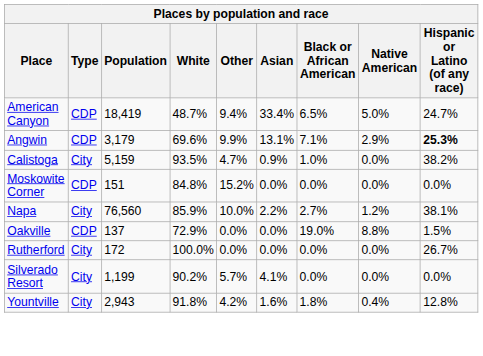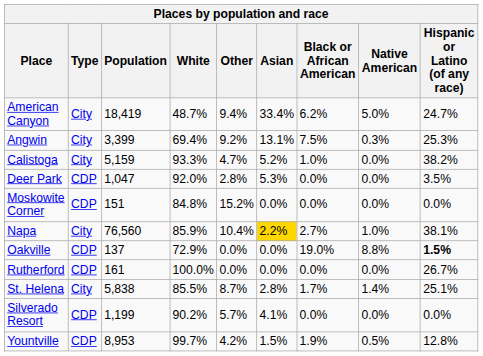(84, 114) CDP -> (82, 114) City
(313, 114) 6.5% -> (313, 114) 6.2%
(84, 140) CDP -> (82, 140) City
(119, 140) 3,179 -> (119, 140) 3,399
(190, 140) 69.6% -> (190, 140) 69.4%
(233, 140) 9.9% -> (233, 140) 9.2%
(313, 140) 7.1% -> (313, 140) 7.5%
(375, 140) 2.9% -> (375, 140) 0.3%
(440, 140) bold -> (440, 140) normal
(190, 159) 93.5% -> (190, 159) 93.3%
(273, 159) 0.9% -> (273, 159) 5.2%
+ row: (35, 178)
(237, 211) 10.0% -> (237, 231) 10.4%
(273, 211) no background -> (273, 231) gold background
(375, 211) 1.2% -> (375, 231) 1.0%
(437, 231) normal -> (437, 250) bold
(82, 250) City -> (84, 269) CDP
(114, 250) 172 -> (114, 269) 161
+ row: (36, 289)
(82, 276) City -> (84, 315) CDP
(82, 302) City -> (84, 341) CDP
(119, 302) 2,943 -> (119, 341) 8,953
(190, 302) 91.8% -> (190, 341) 99.7%
(273, 302) 1.6% -> (273, 341) 1.5%
(313, 302) 1.8% -> (313, 341) 1.9%
(375, 302) 0.4% -> (375, 341) 0.5%
